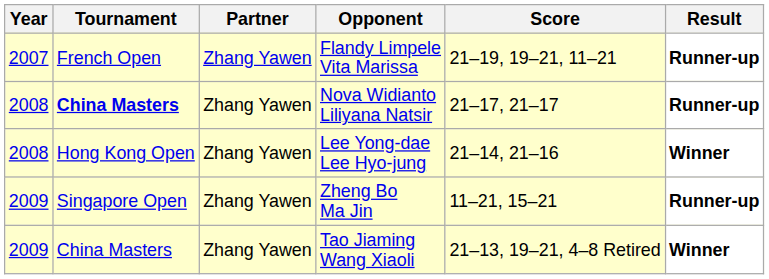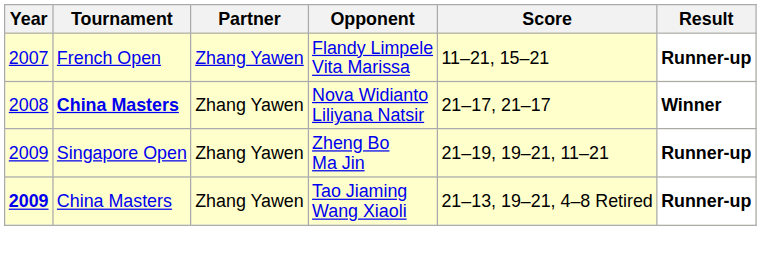(533, 57) 21–19, 19–21, 11–21 -> (495, 57) 11–21, 15–21
(714, 105) Runner-up -> (691, 105) Winner
- row: (375, 153)
(503, 201) 11–21, 15–21 -> (525, 153) 21–19, 19–21, 11–21
(29, 249) normal -> (29, 201) bold
(699, 249) Winner -> (706, 201) Runner-up
